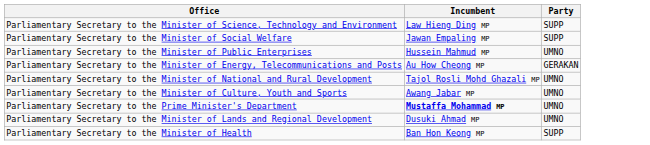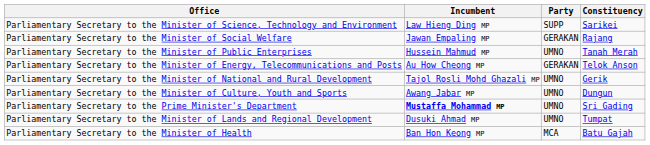+ column: (613, 11)
(554, 38) SUPP -> (561, 38) GERAKAN
(554, 133) SUPP -> (551, 133) MCA
